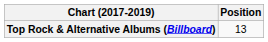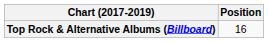(241, 29) 13 -> (241, 29) 16
